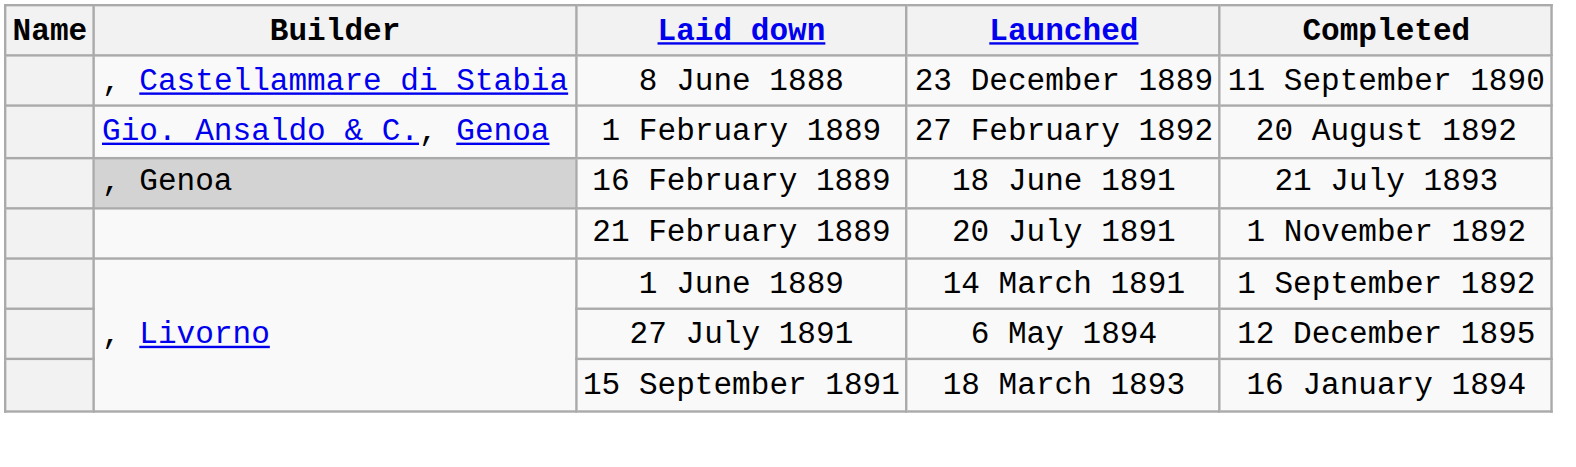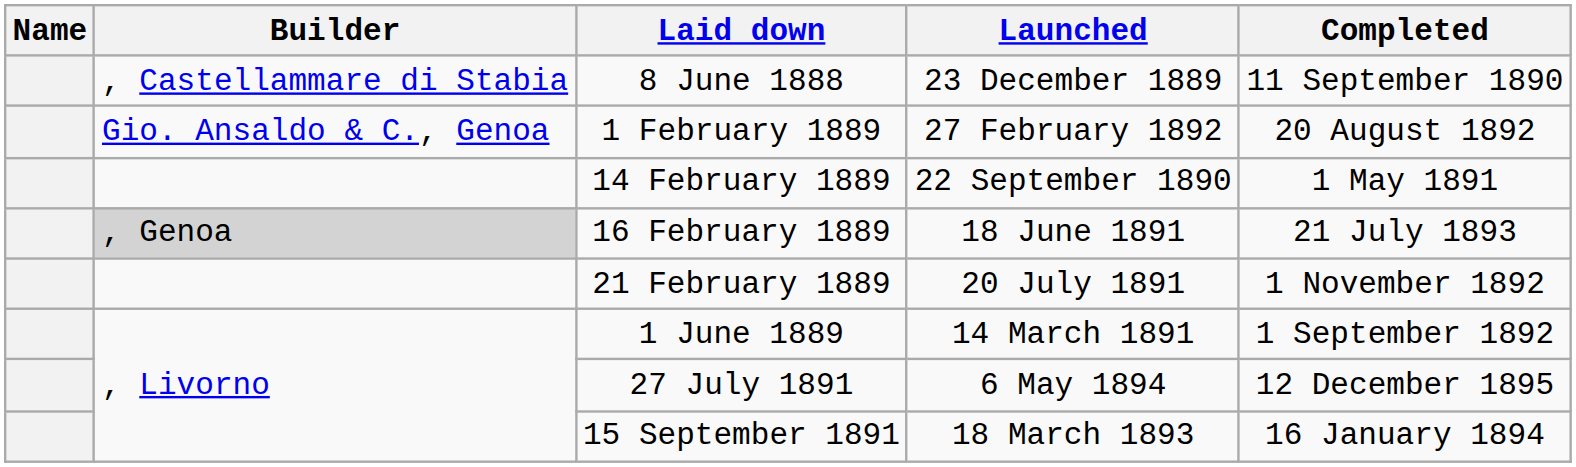+ row: (741, 182)
